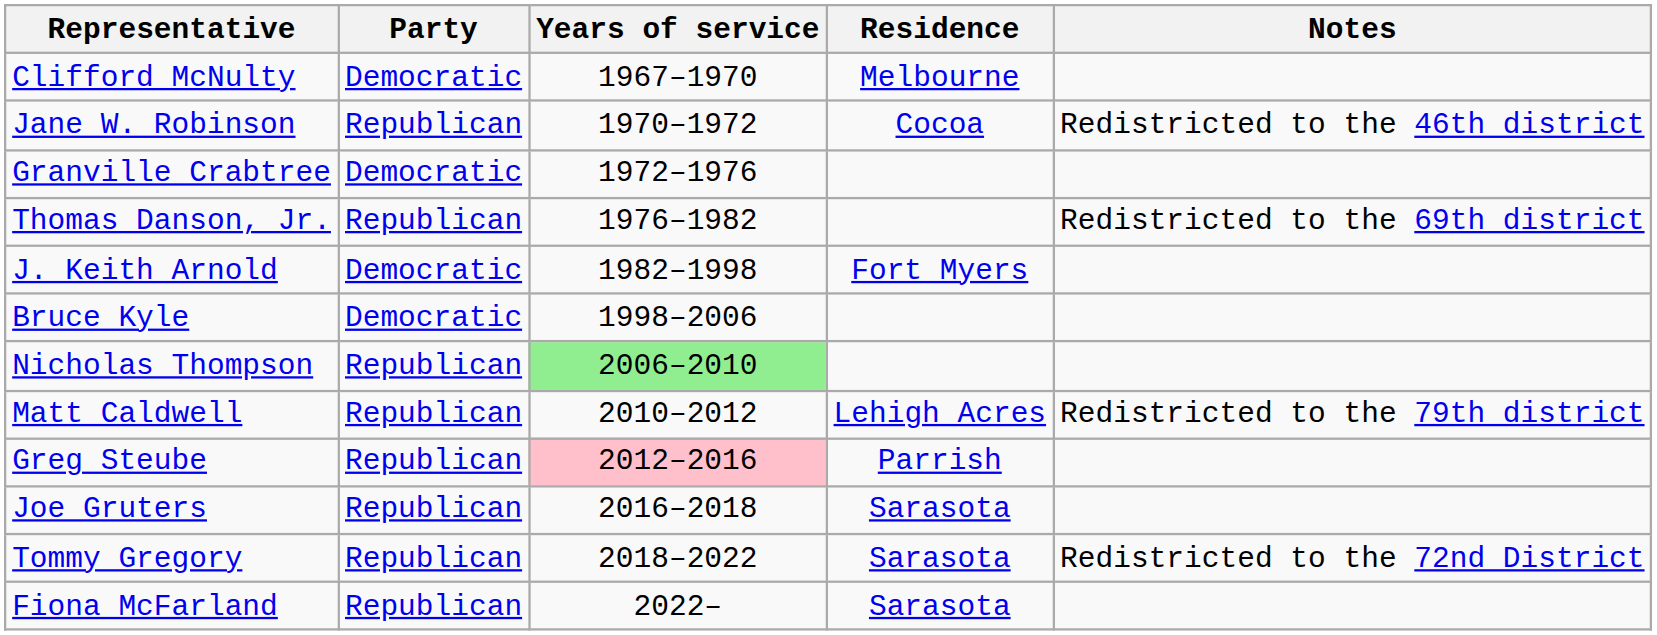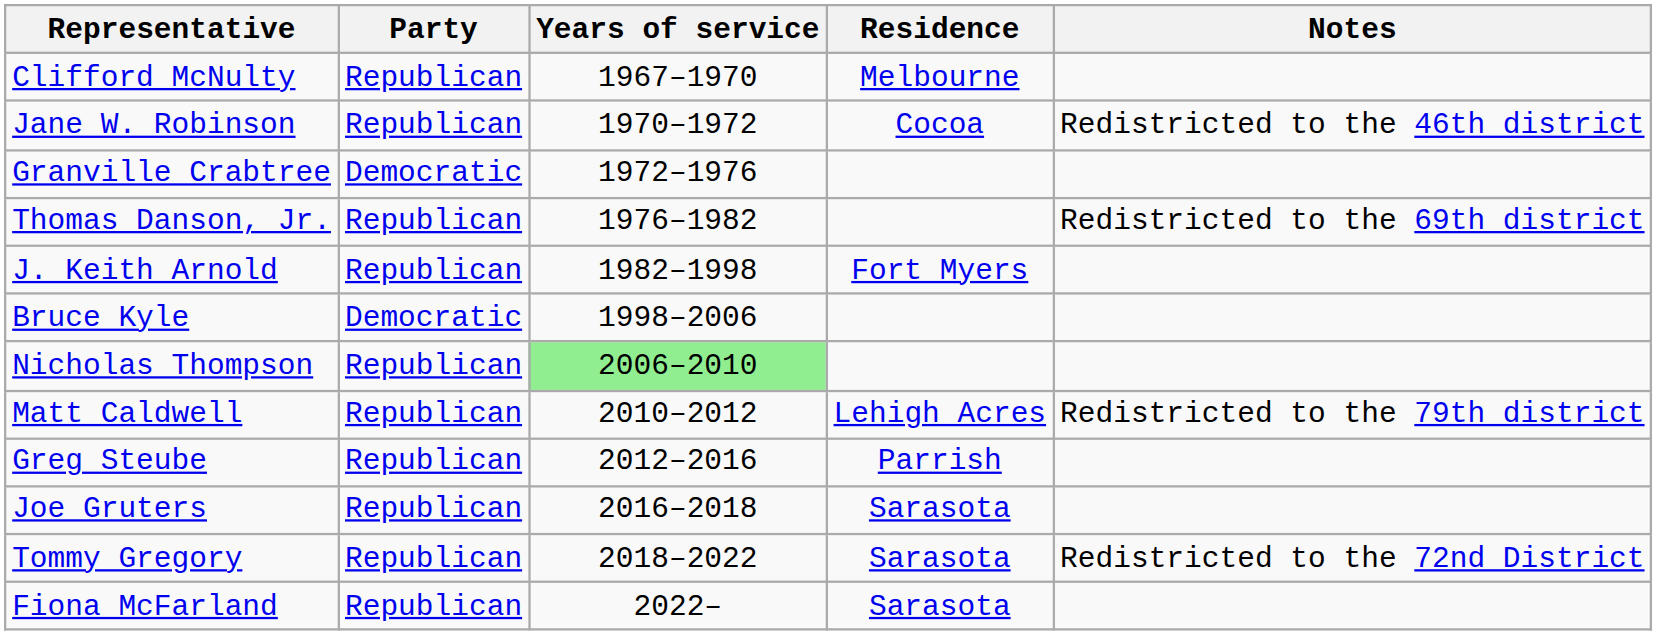(434, 77) Democratic -> (434, 77) Republican
(434, 270) Democratic -> (434, 270) Republican
(678, 462) pink background -> (678, 462) no background
